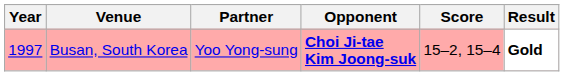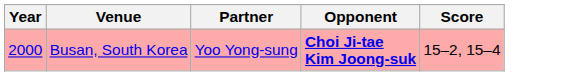- column: (531, 17)
(25, 50) 1997 -> (25, 50) 2000
